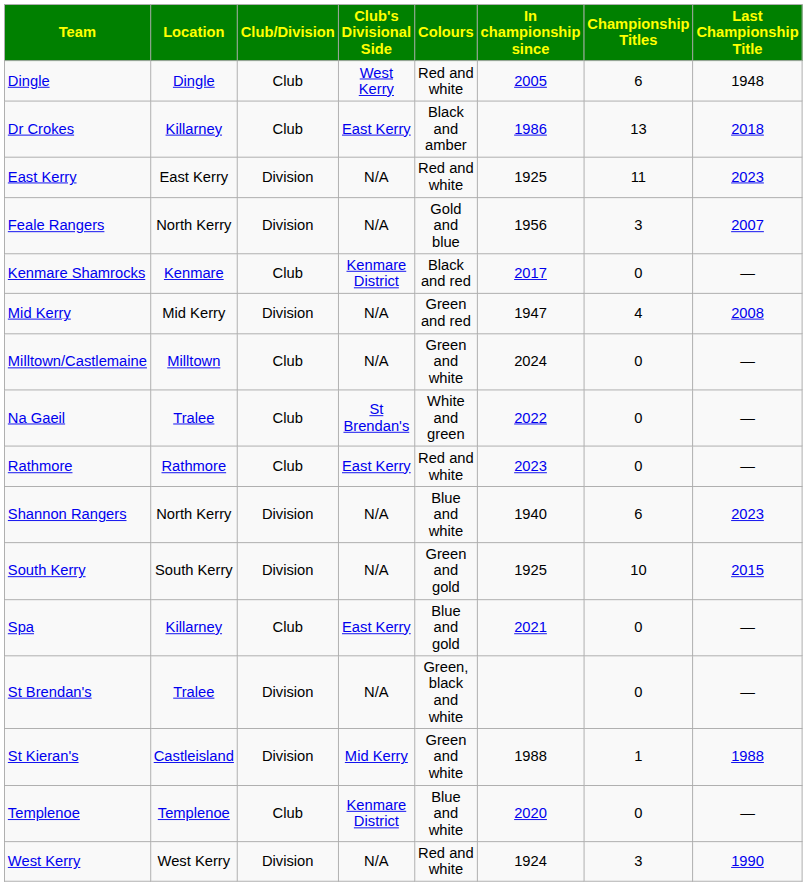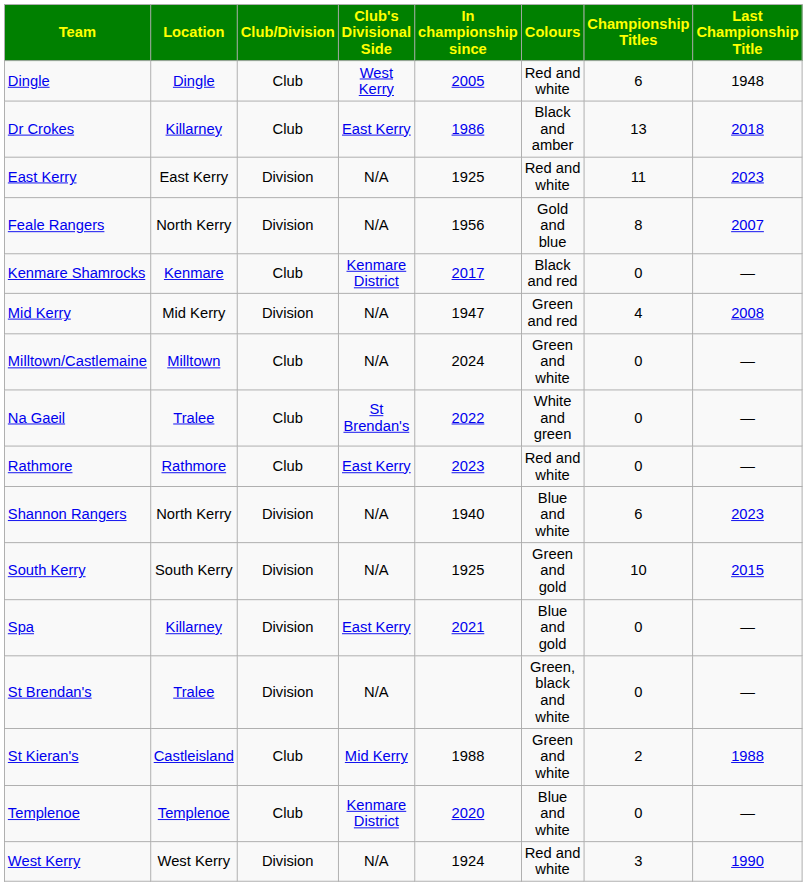columns swapped: (446, 32) <-> (531, 32)
(638, 225) 3 -> (638, 225) 8
(288, 627) Club -> (288, 627) Division
(288, 757) Division -> (288, 757) Club
(638, 757) 1 -> (638, 757) 2
